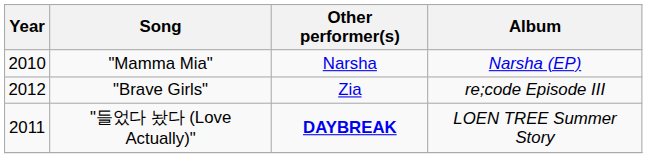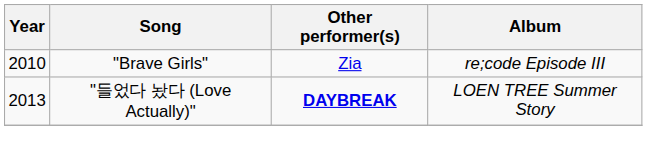- row: (161, 63)
(27, 90) 2012 -> (27, 63) 2010
(27, 127) 2011 -> (27, 101) 2013
